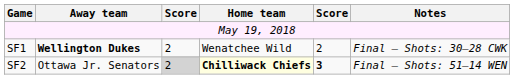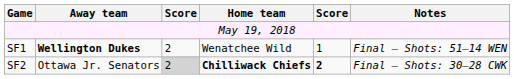(319, 48) 2 -> (319, 48) 1
(430, 48) Final – Shots: 30–28 CWK -> (430, 48) Final – Shots: 51–14 WEN
(256, 65) lightyellow background -> (256, 65) no background
(319, 65) 3 -> (319, 65) 2
(430, 65) Final – Shots: 51–14 WEN -> (430, 65) Final – Shots: 30–28 CWK
